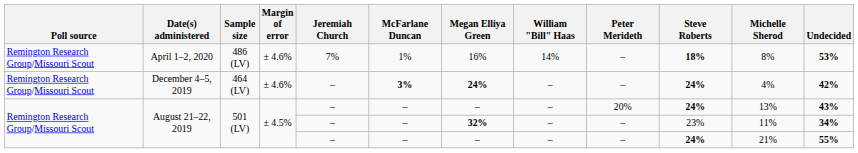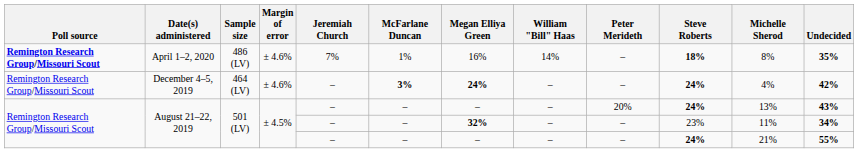(50, 58) normal -> (53, 58) bold
(829, 58) 53% -> (829, 58) 35%
